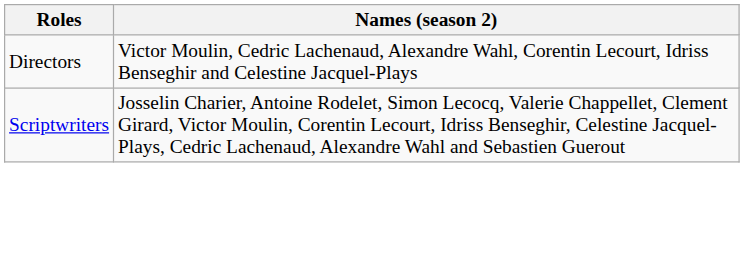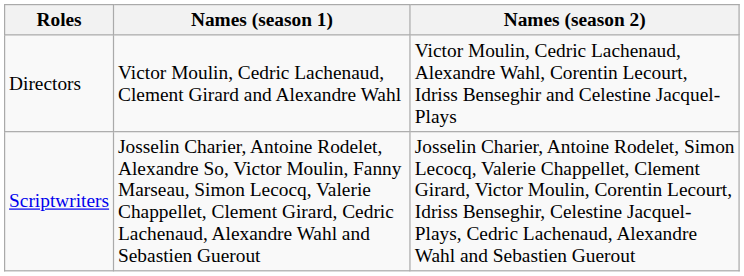+ column: (262, 19)
